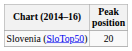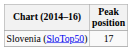(109, 38) 20 -> (109, 38) 17
